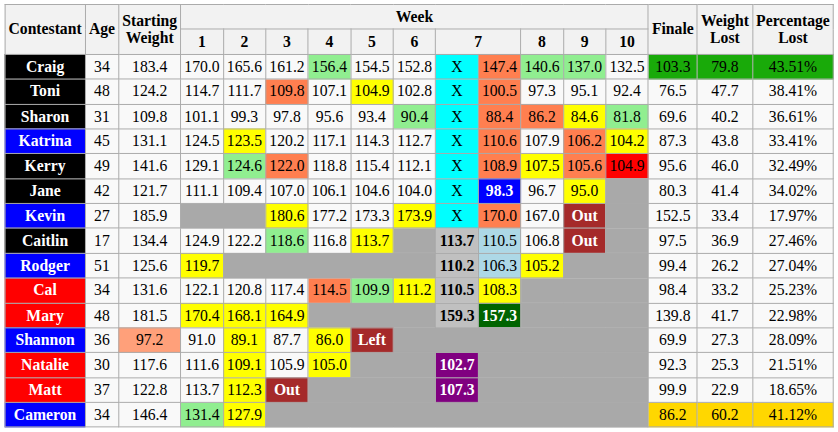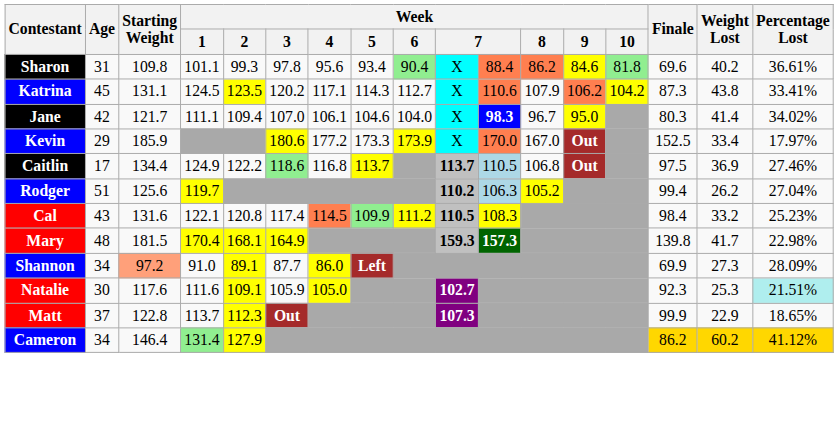- row: (45, 66)
- row: (45, 91)
- row: (45, 166)
(102, 215) 27 -> (102, 141) 29
(102, 290) 34 -> (102, 215) 43
(102, 340) 36 -> (102, 265) 34
(793, 365) no background -> (793, 290) paleturquoise background
